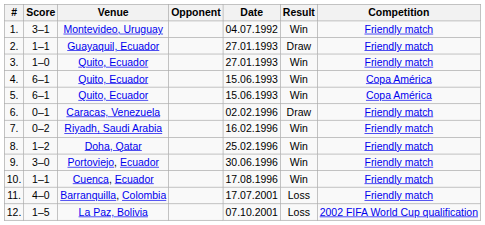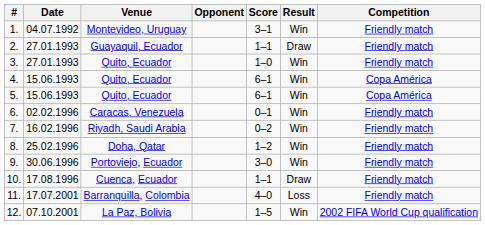columns swapped: (252, 13) <-> (41, 13)
(299, 112) Draw -> (299, 112) Win
(299, 179) Win -> (299, 179) Draw
(299, 212) Loss -> (299, 212) Win
